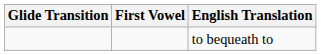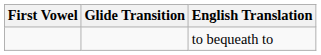columns swapped: (150, 15) <-> (58, 15)
